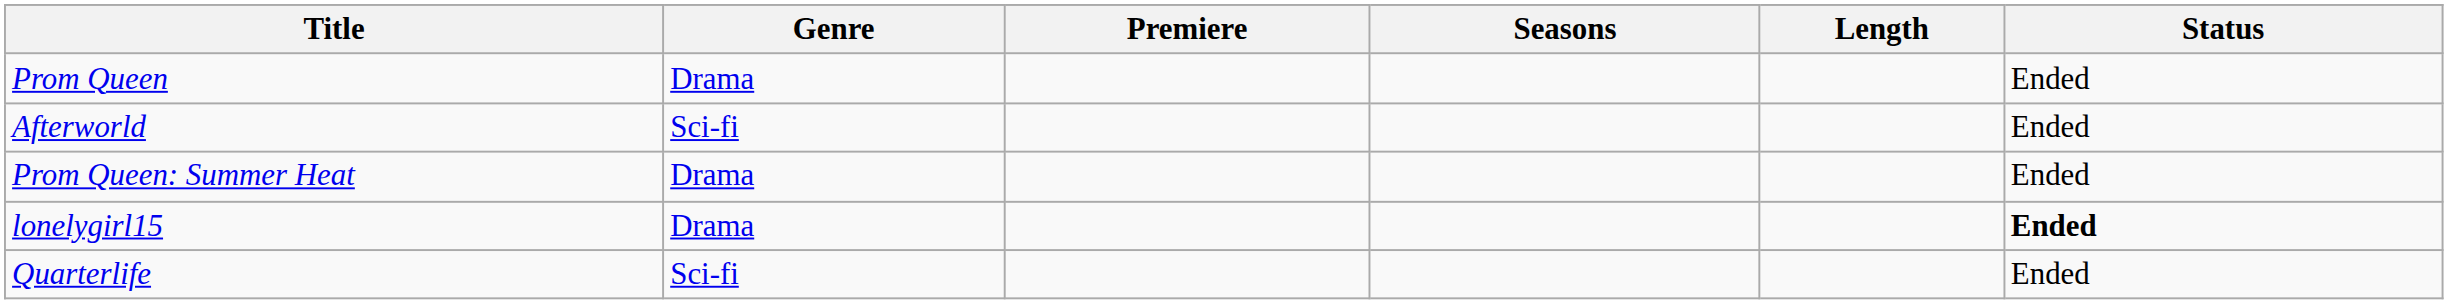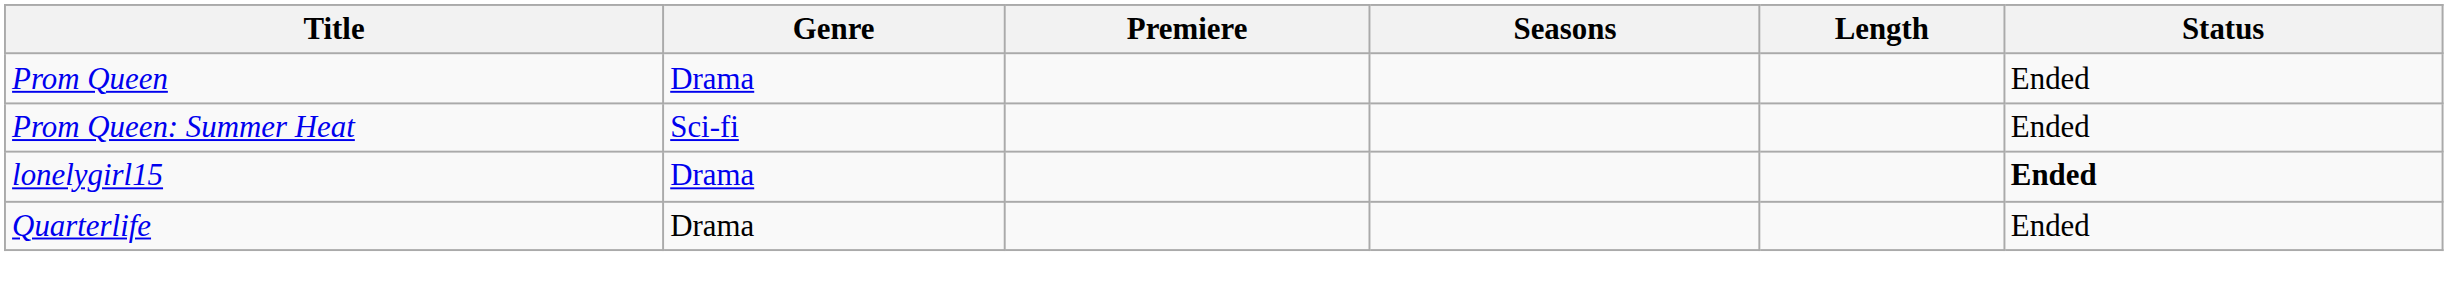- row: (79, 126)
(712, 175) Drama -> (705, 126) Sci-fi
(705, 273) Sci-fi -> (712, 224) Drama
